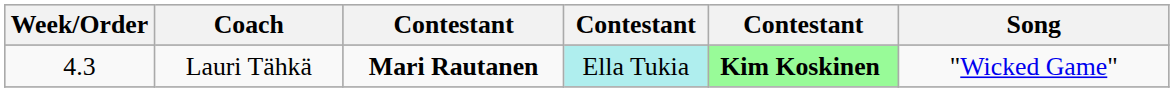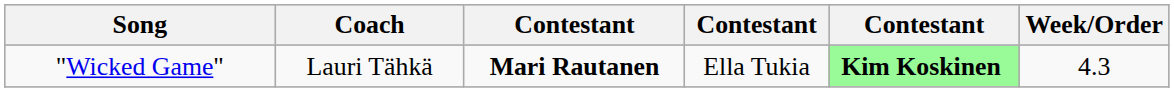columns swapped: (79, 24) <-> (1034, 24)
(636, 65) paleturquoise background -> (757, 65) no background
